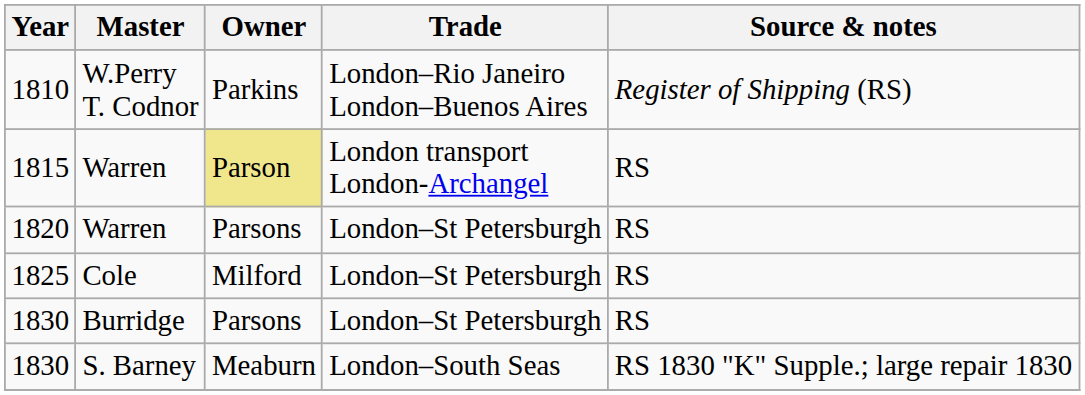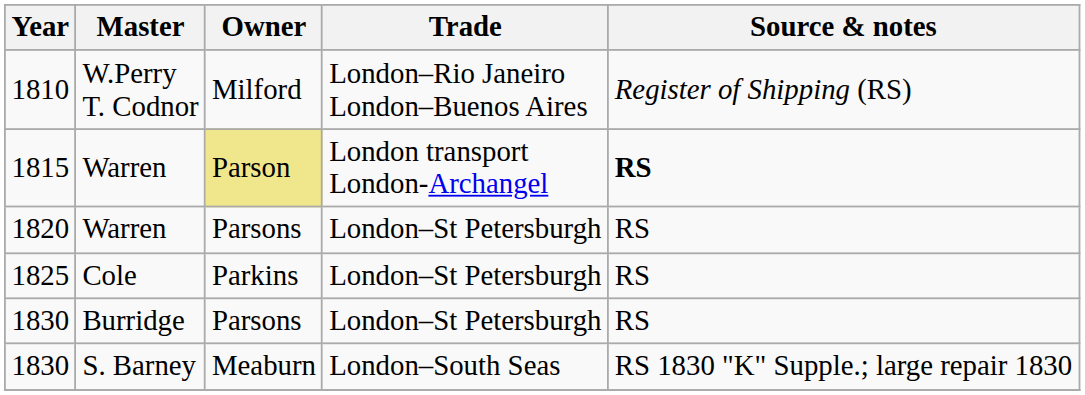(255, 89) Parkins -> (257, 89) Milford
(632, 167) normal -> (633, 167) bold
(257, 274) Milford -> (255, 274) Parkins
